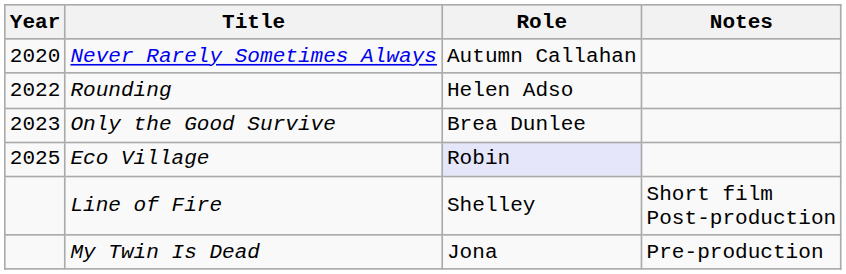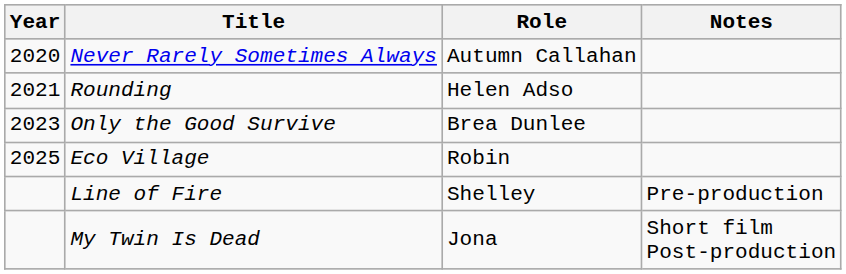(35, 91) 2022 -> (35, 91) 2021
(479, 159) lavender background -> (479, 159) no background
(741, 206) Short film Post-production -> (735, 194) Pre-production
(735, 252) Pre-production -> (741, 240) Short film Post-production
